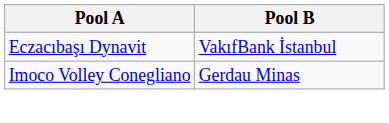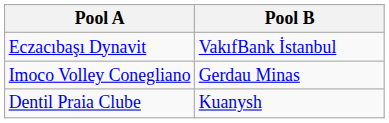+ row: (75, 103)
